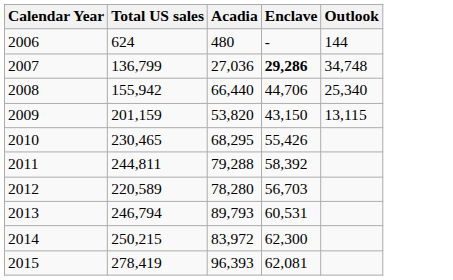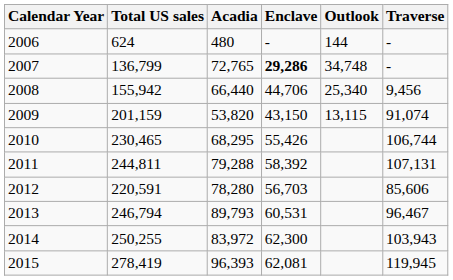+ column: (415, 16)
(232, 66) 27,036 -> (232, 66) 72,765
(137, 189) 220,589 -> (137, 189) 220,591
(137, 238) 250,215 -> (137, 238) 250,255
